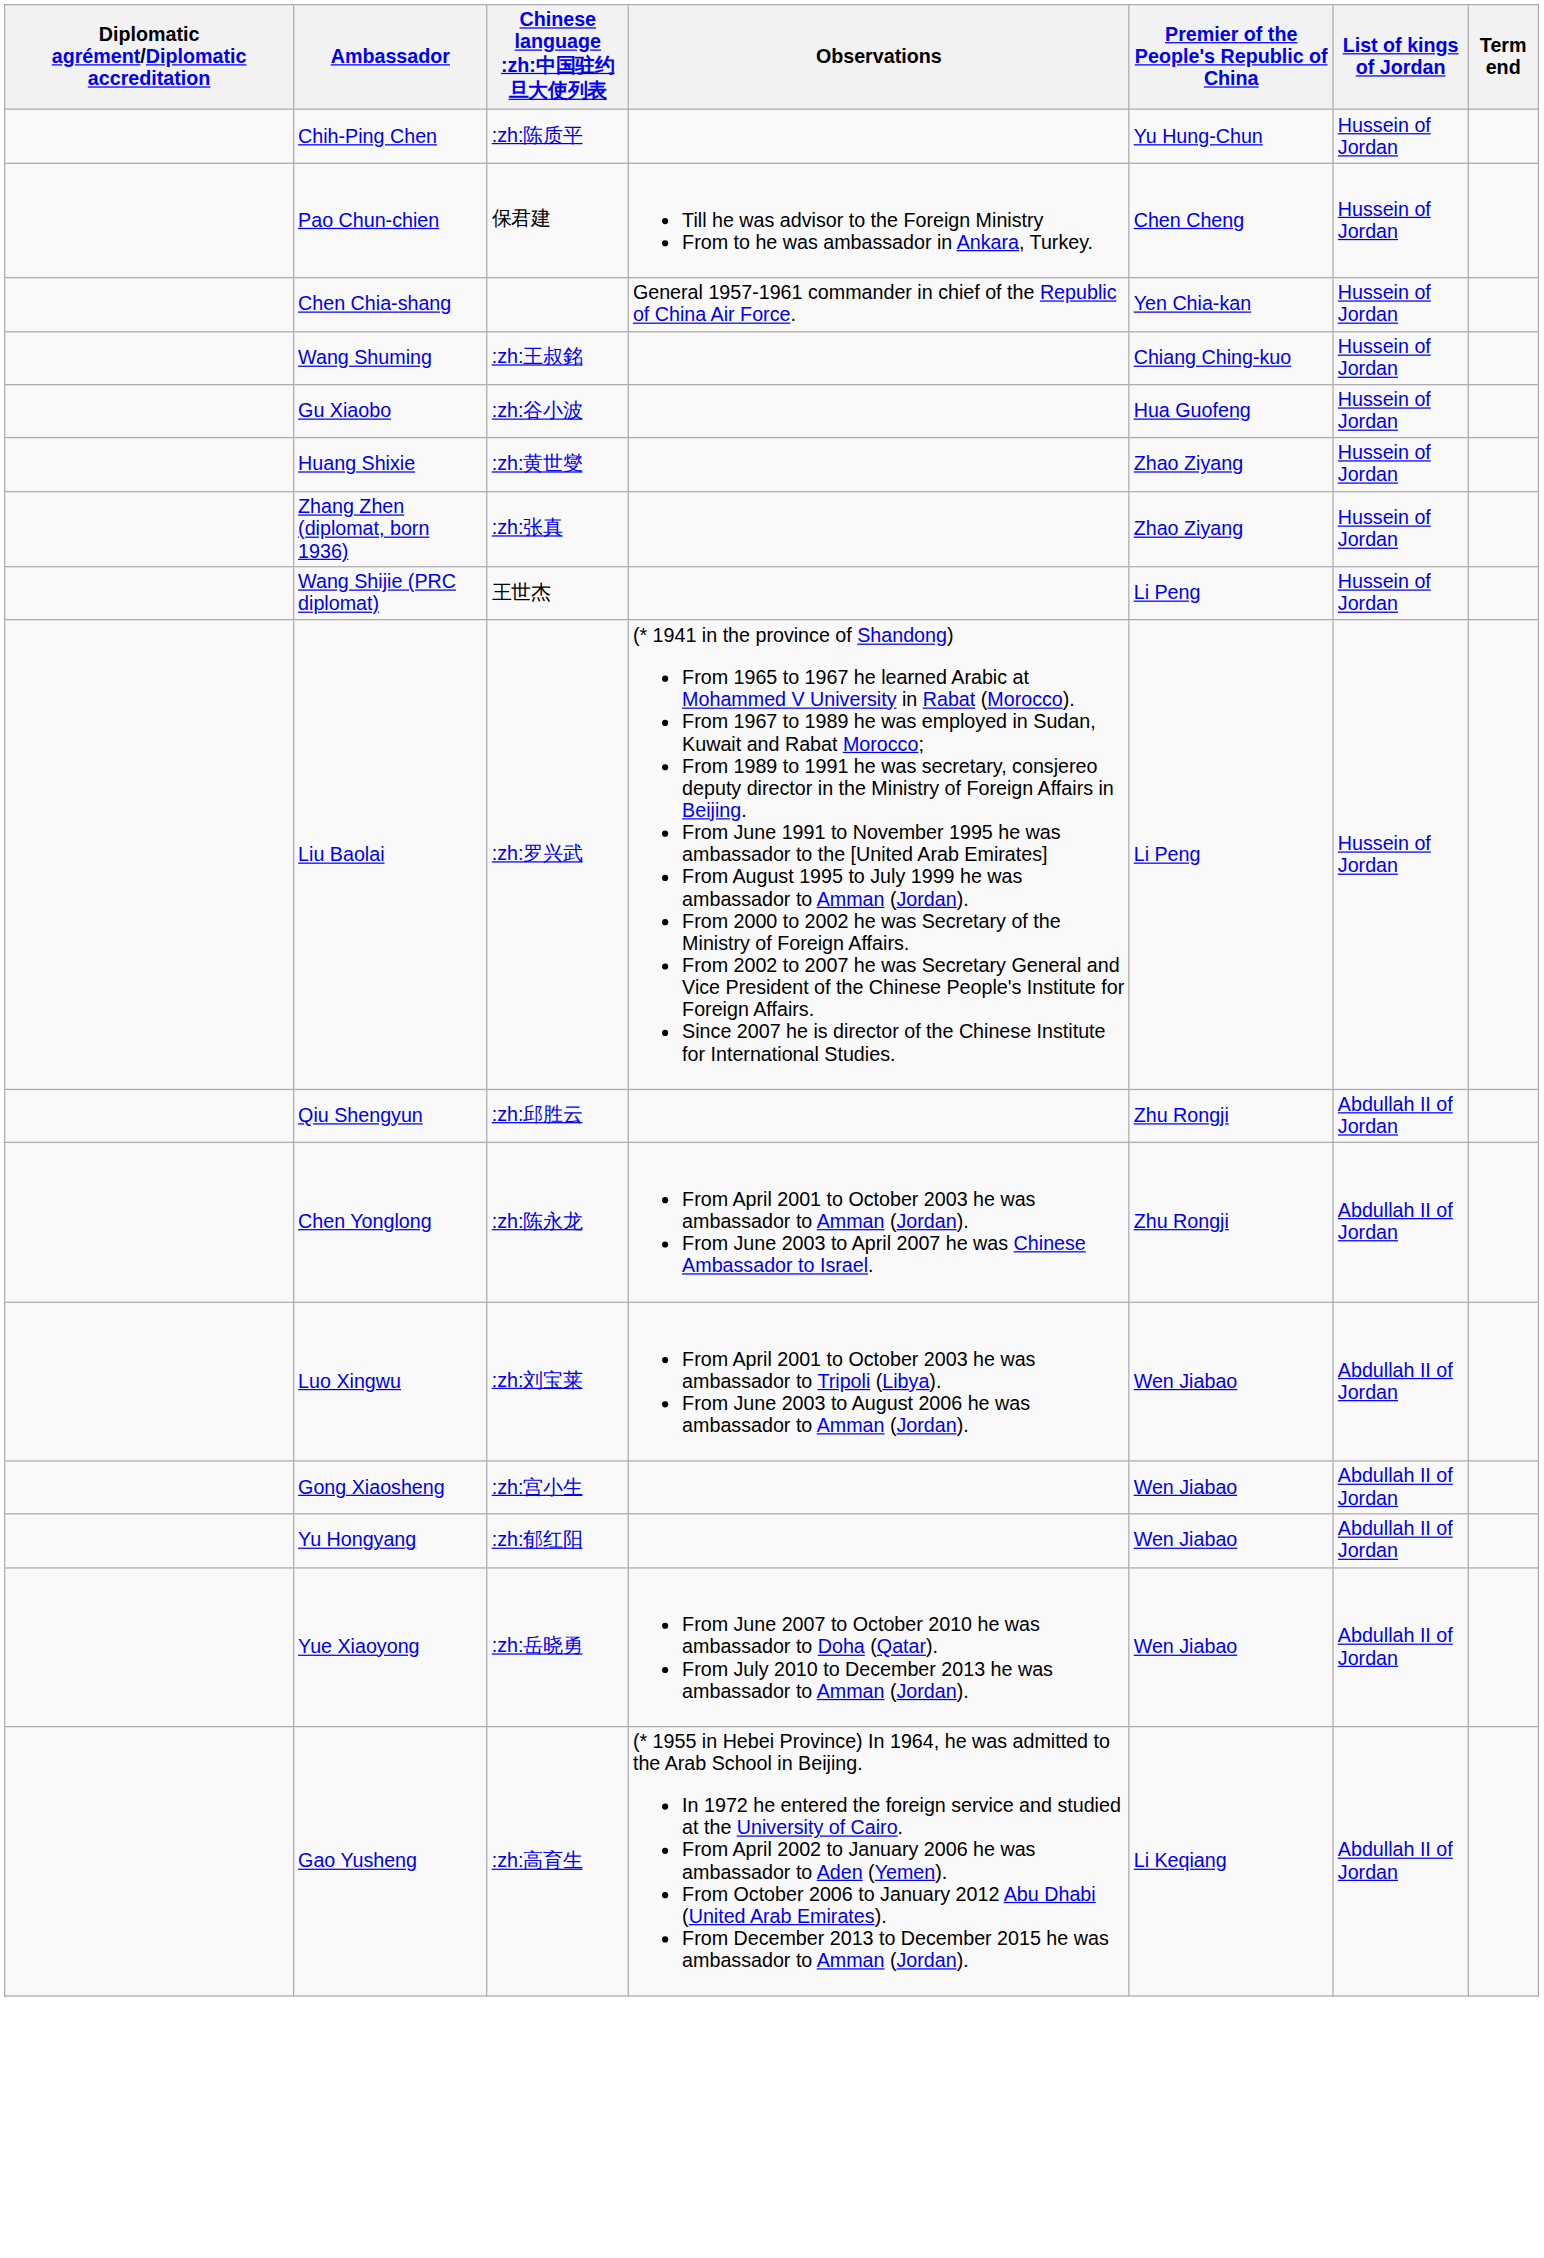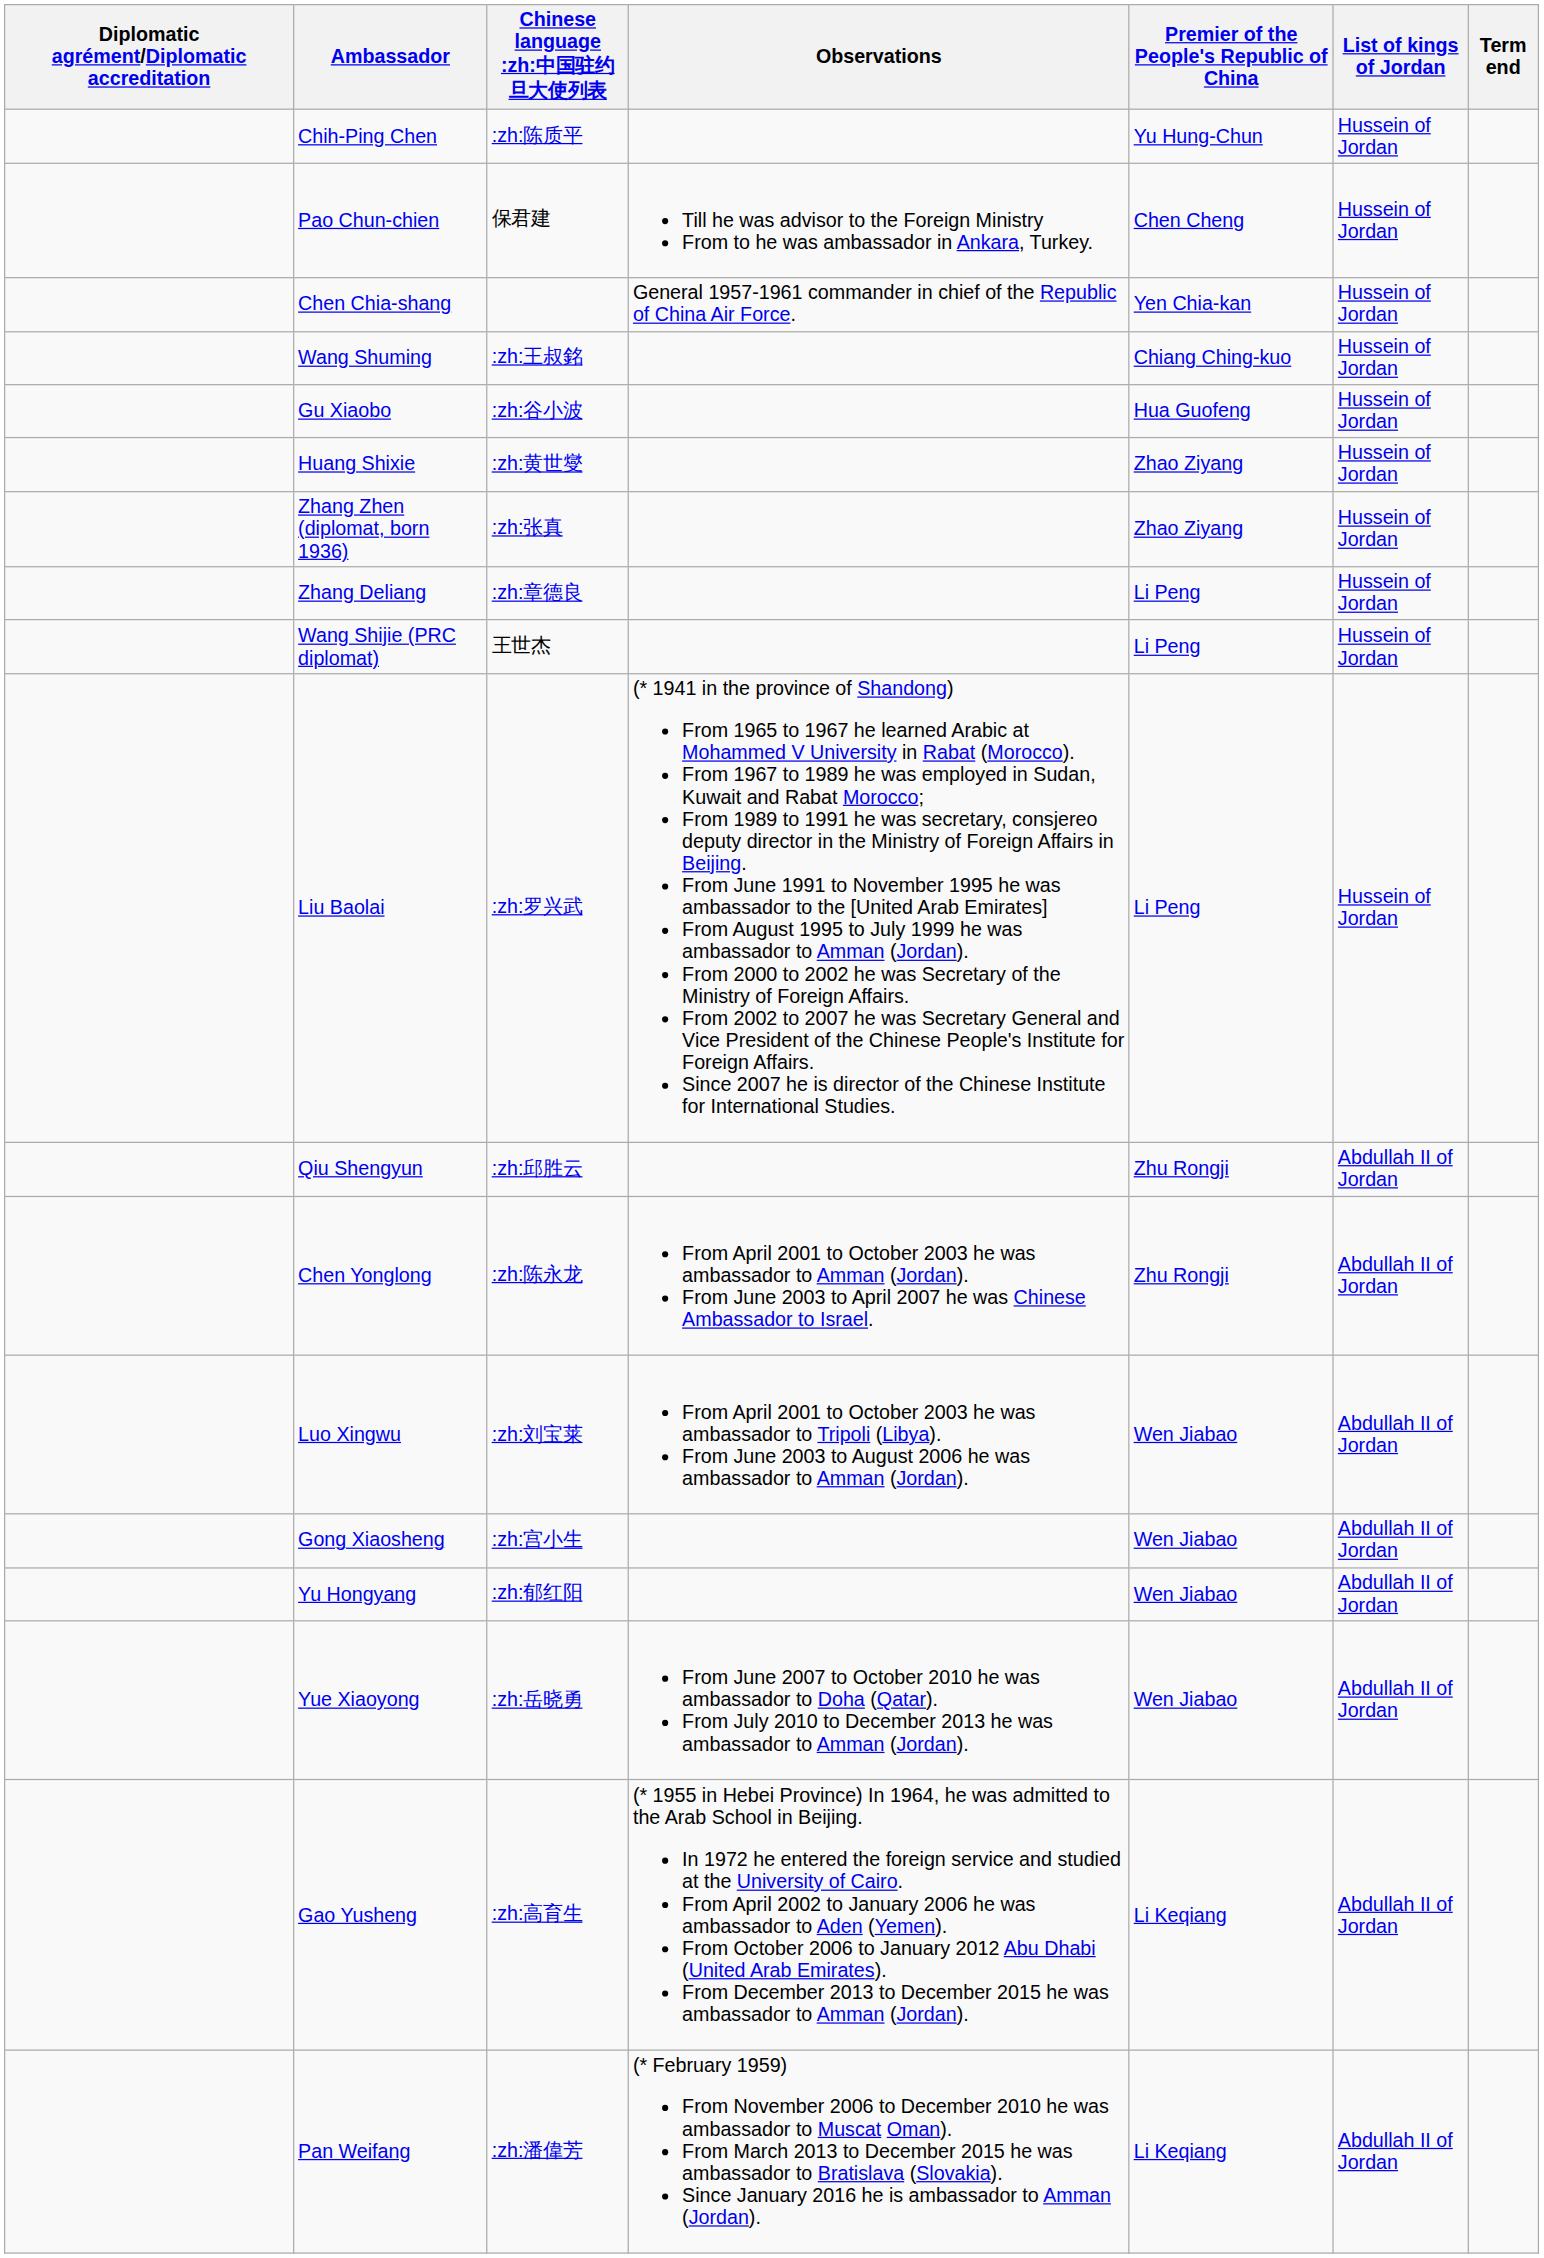+ row: (362, 593)
+ row: (354, 2151)
